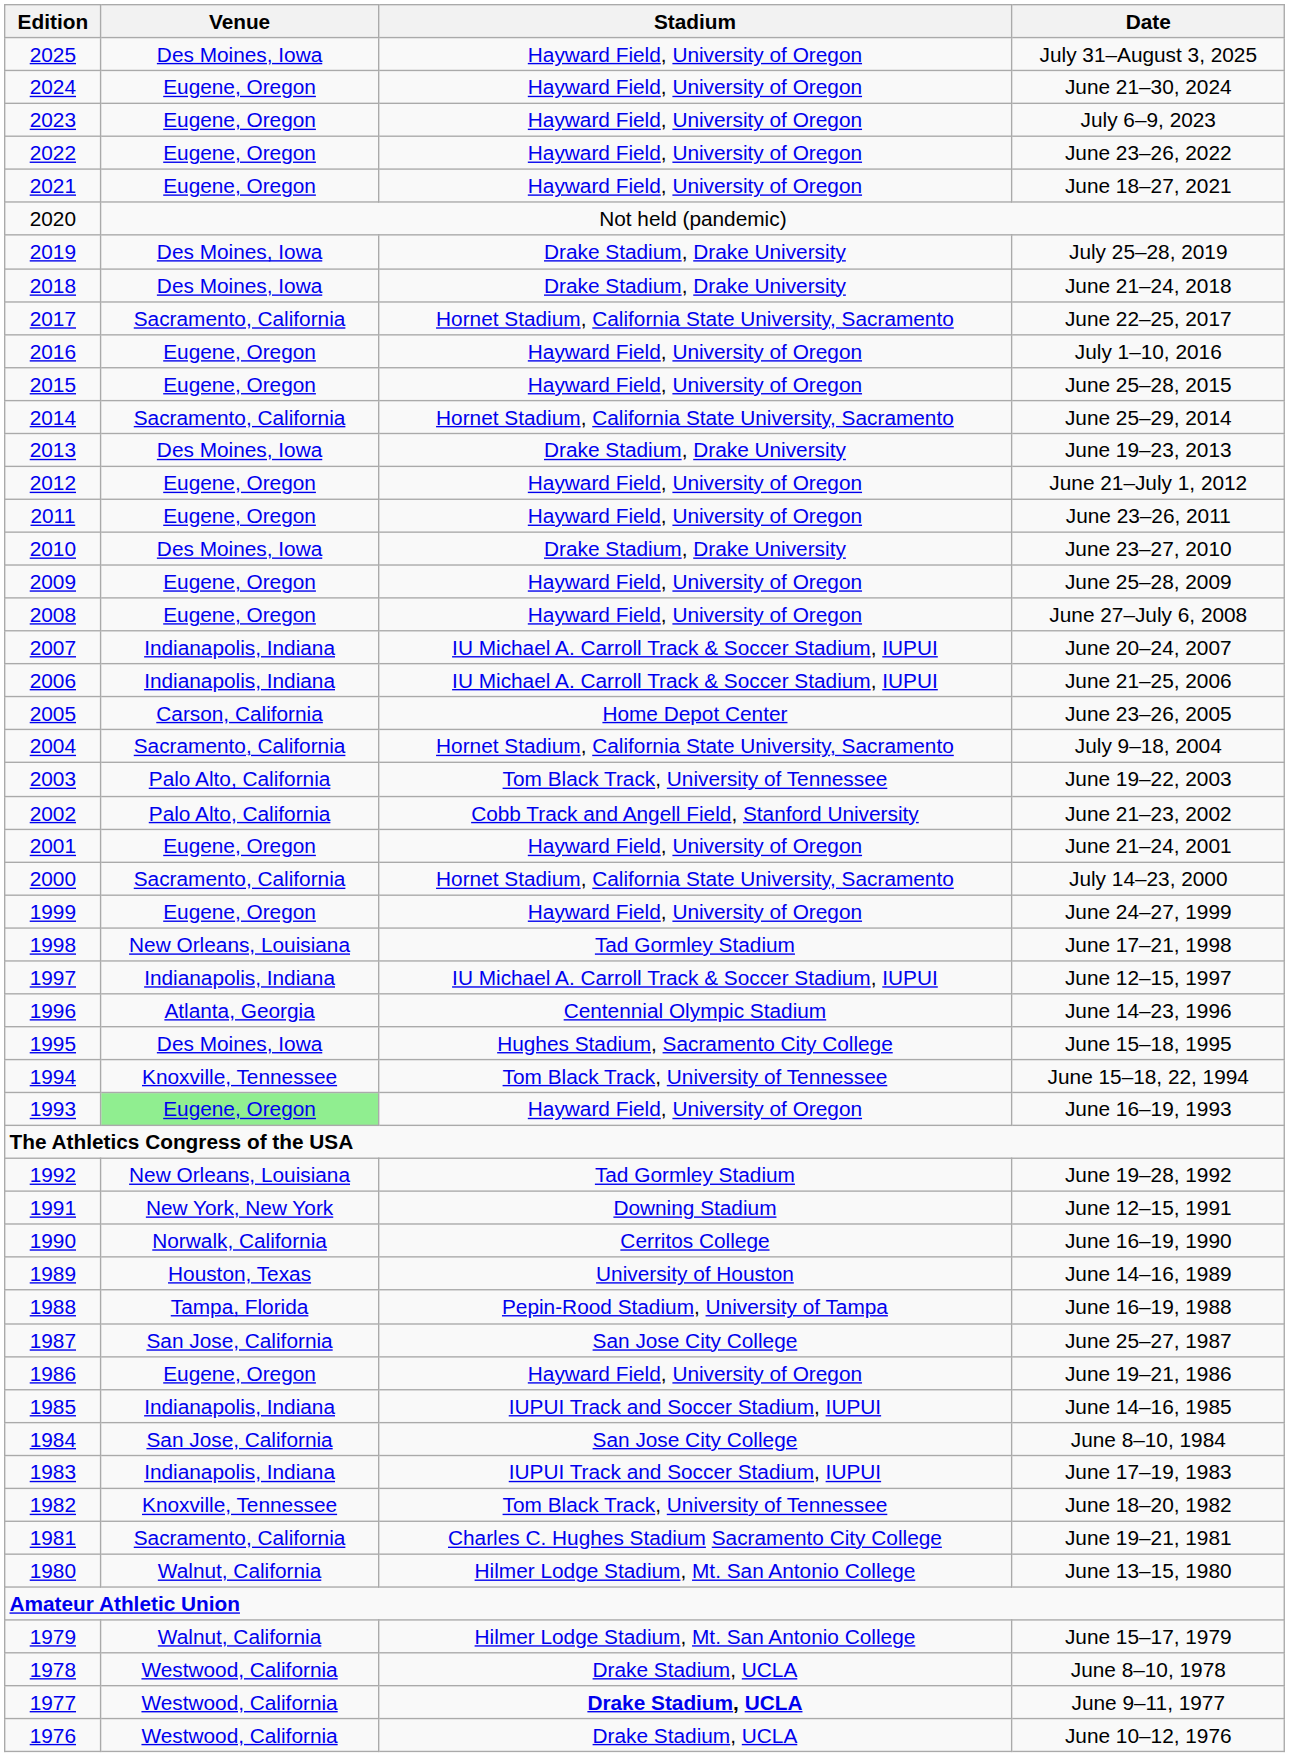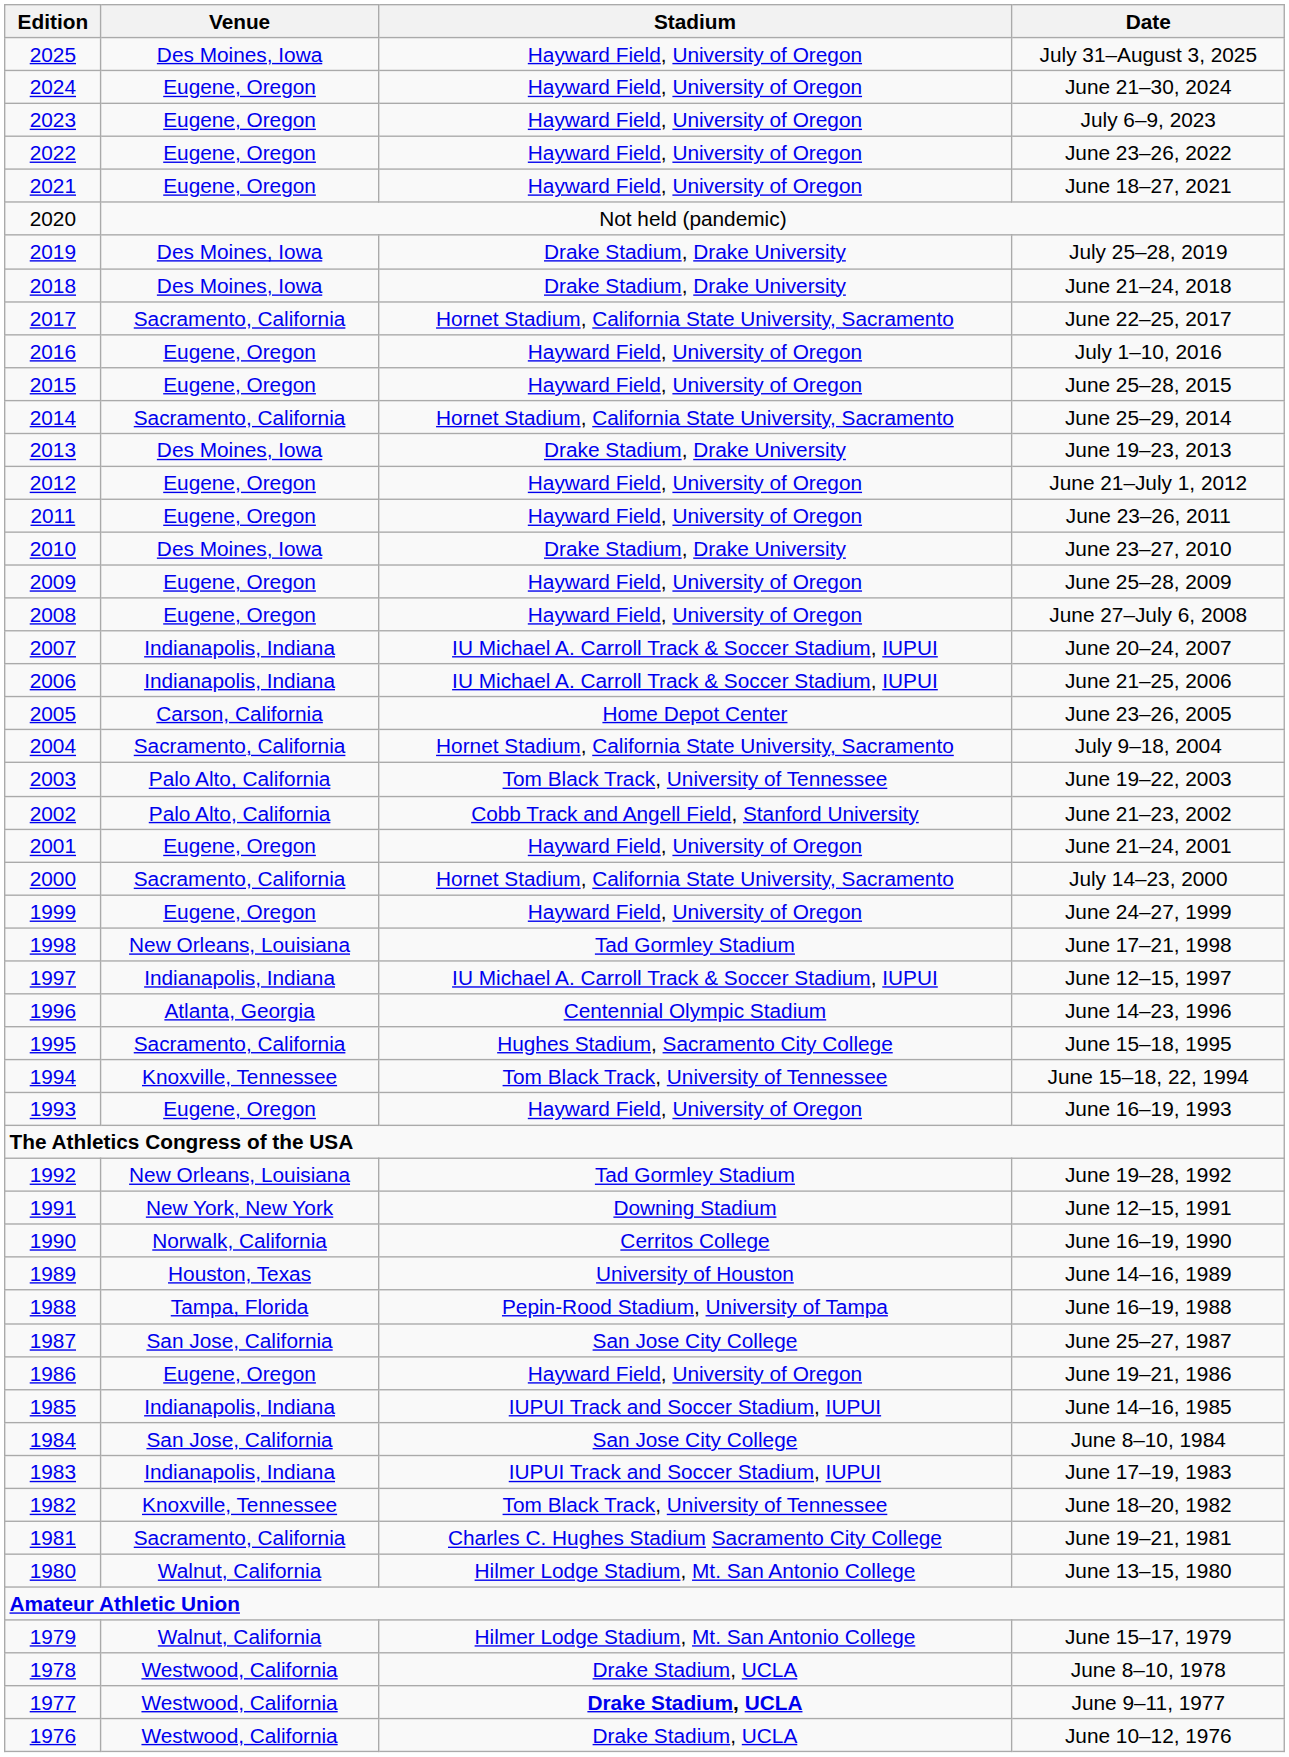(240, 1043) Des Moines, Iowa -> (240, 1043) Sacramento, California
(240, 1109) lightgreen background -> (240, 1109) no background
